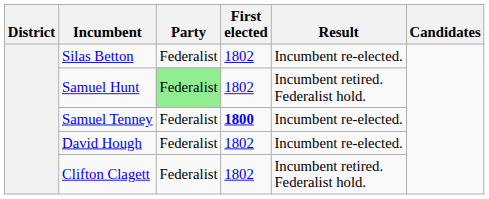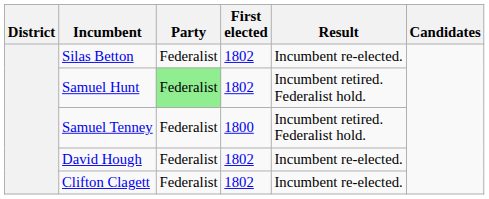(239, 119) bold -> (239, 127) normal
(339, 119) Incumbent re-elected. -> (329, 127) Incumbent retired. Federalist hold.
(329, 174) Incumbent retired. Federalist hold. -> (339, 182) Incumbent re-elected.
